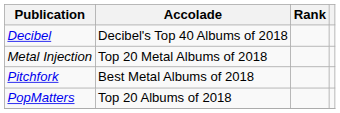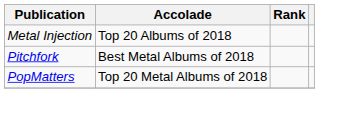- row: (29, 35)
(183, 56) Top 20 Metal Albums of 2018 -> (165, 35) Top 20 Albums of 2018
(165, 98) Top 20 Albums of 2018 -> (183, 77) Top 20 Metal Albums of 2018
